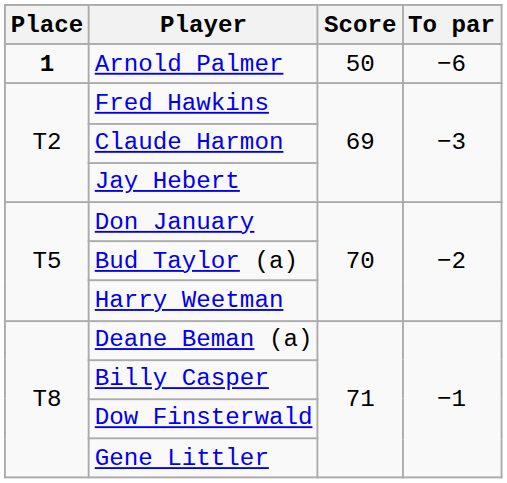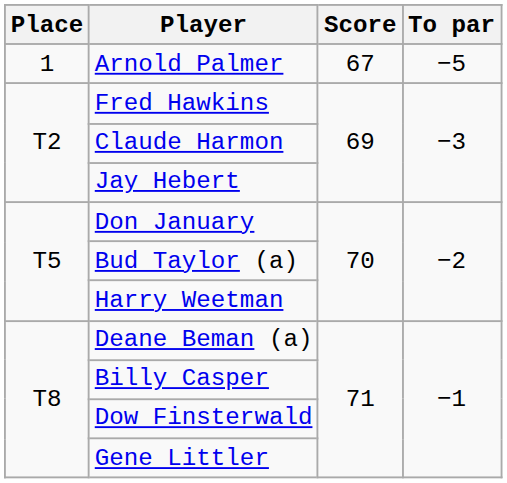(47, 64) bold -> (47, 64) normal
(360, 64) 50 -> (360, 64) 67
(452, 64) −6 -> (452, 64) −5
